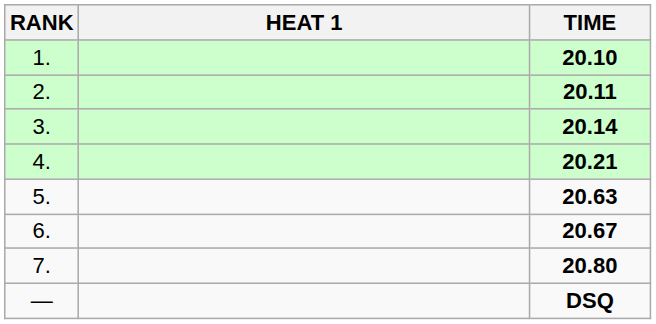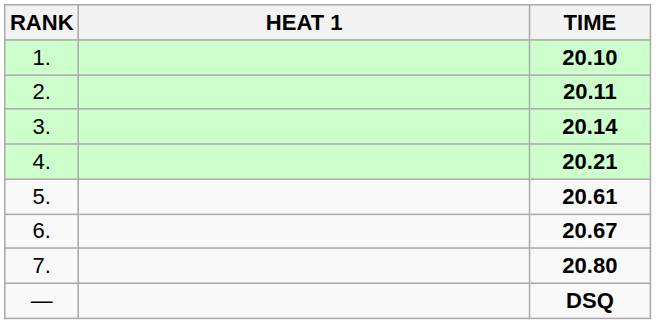(590, 197) 20.63 -> (590, 197) 20.61
